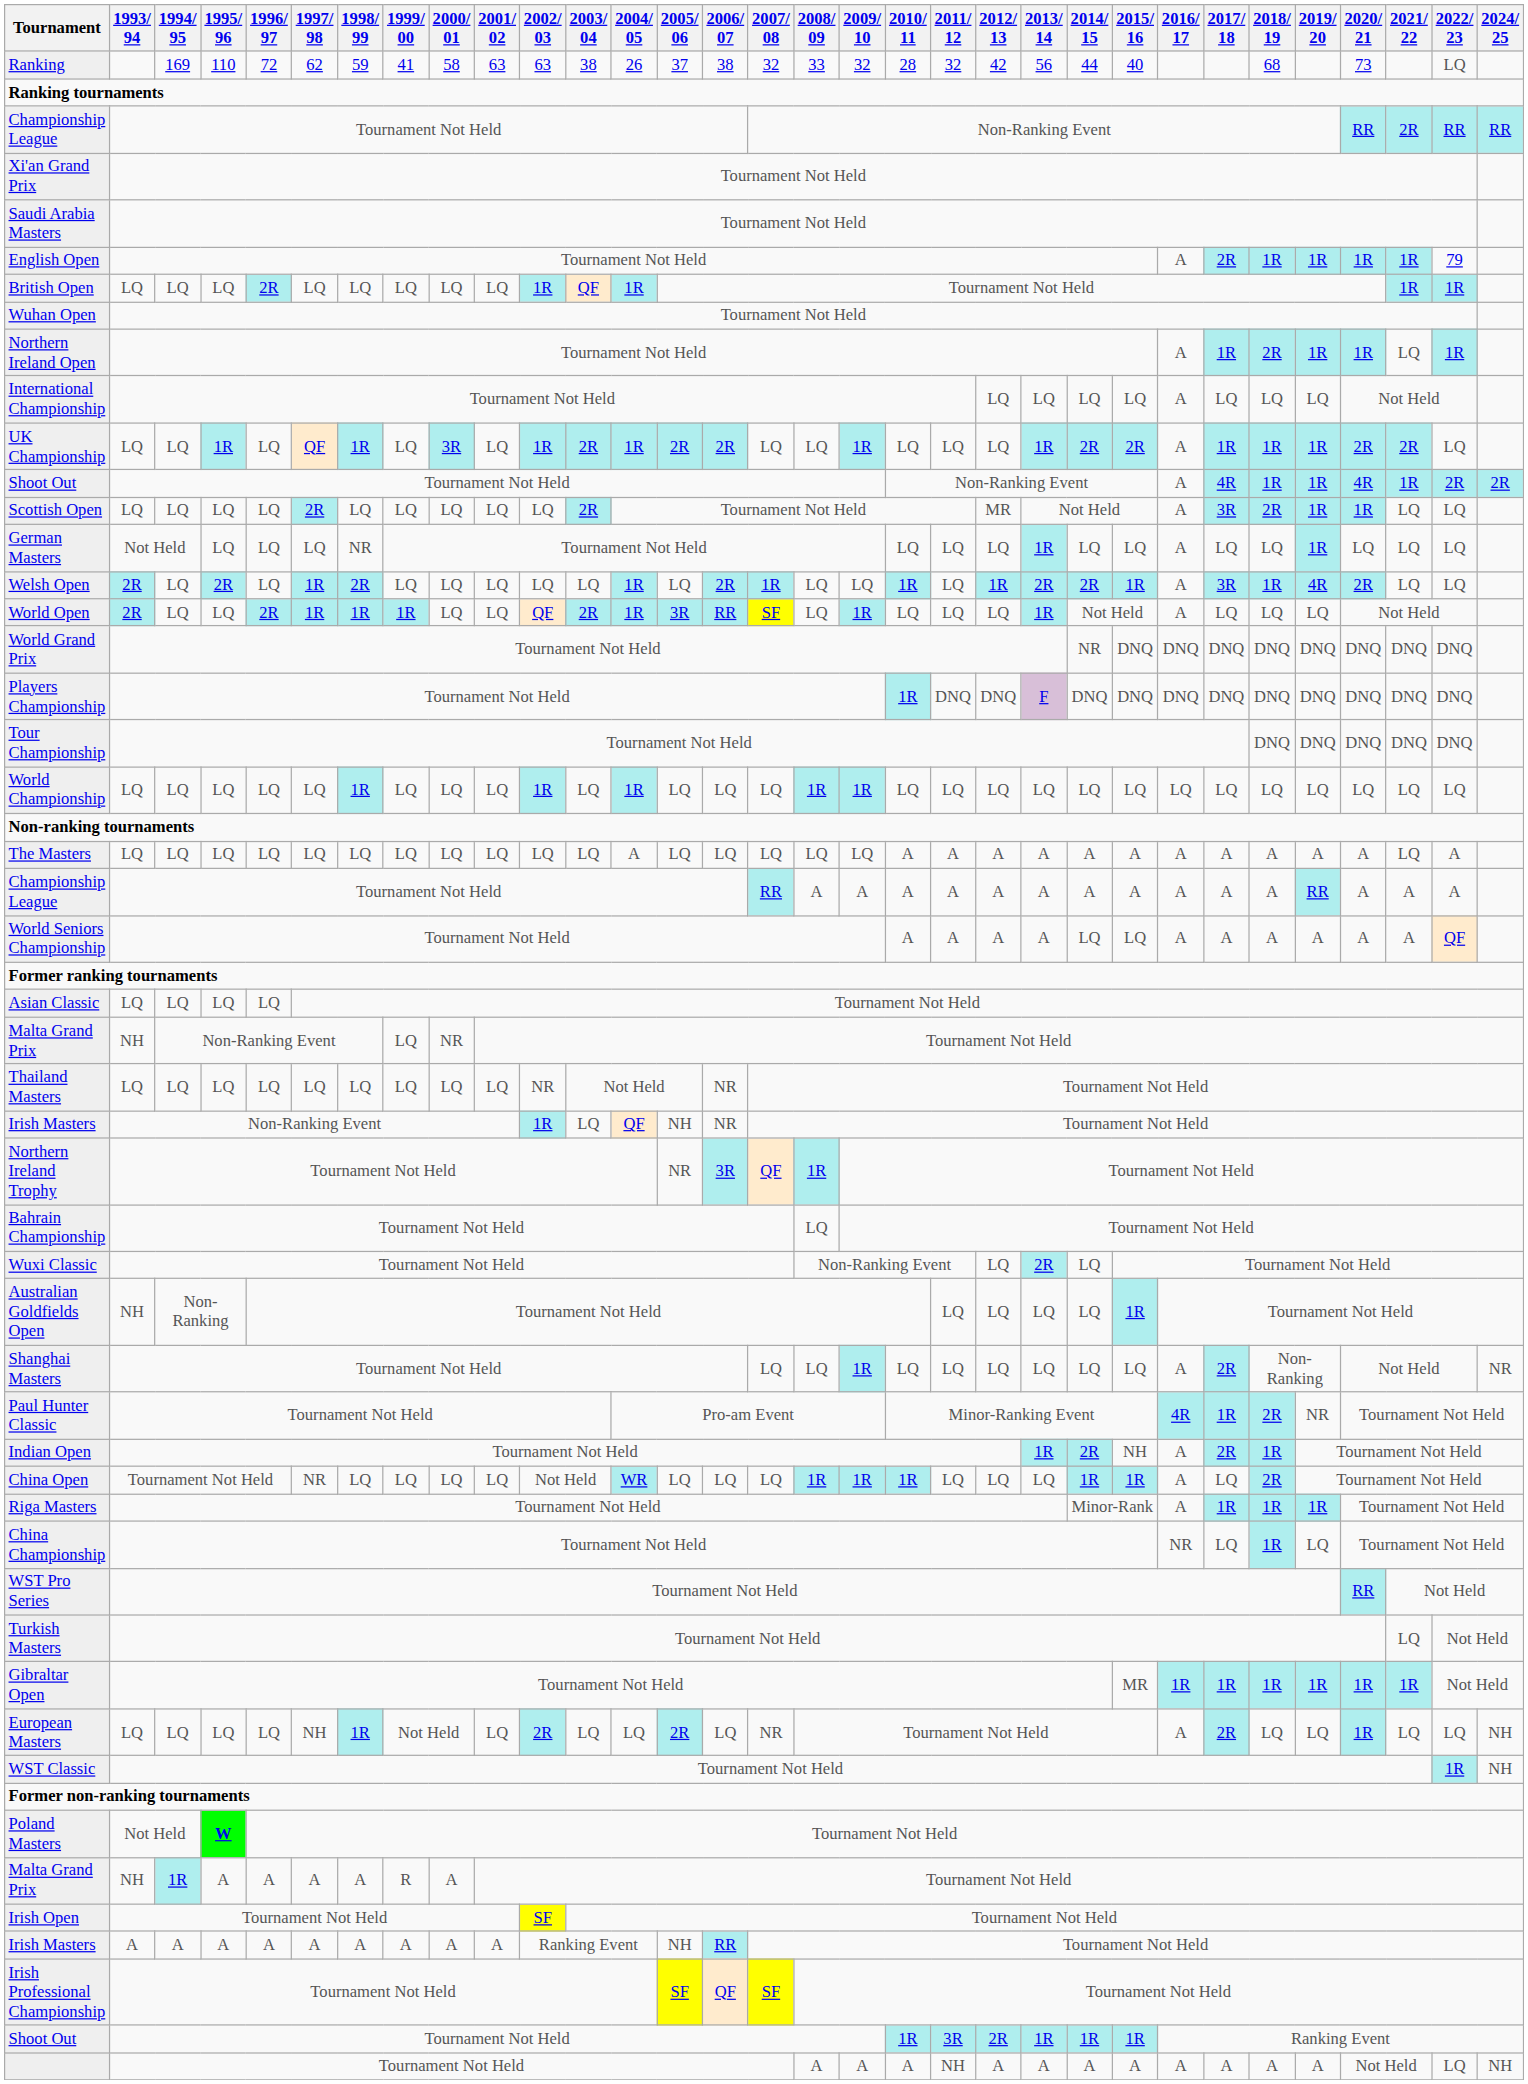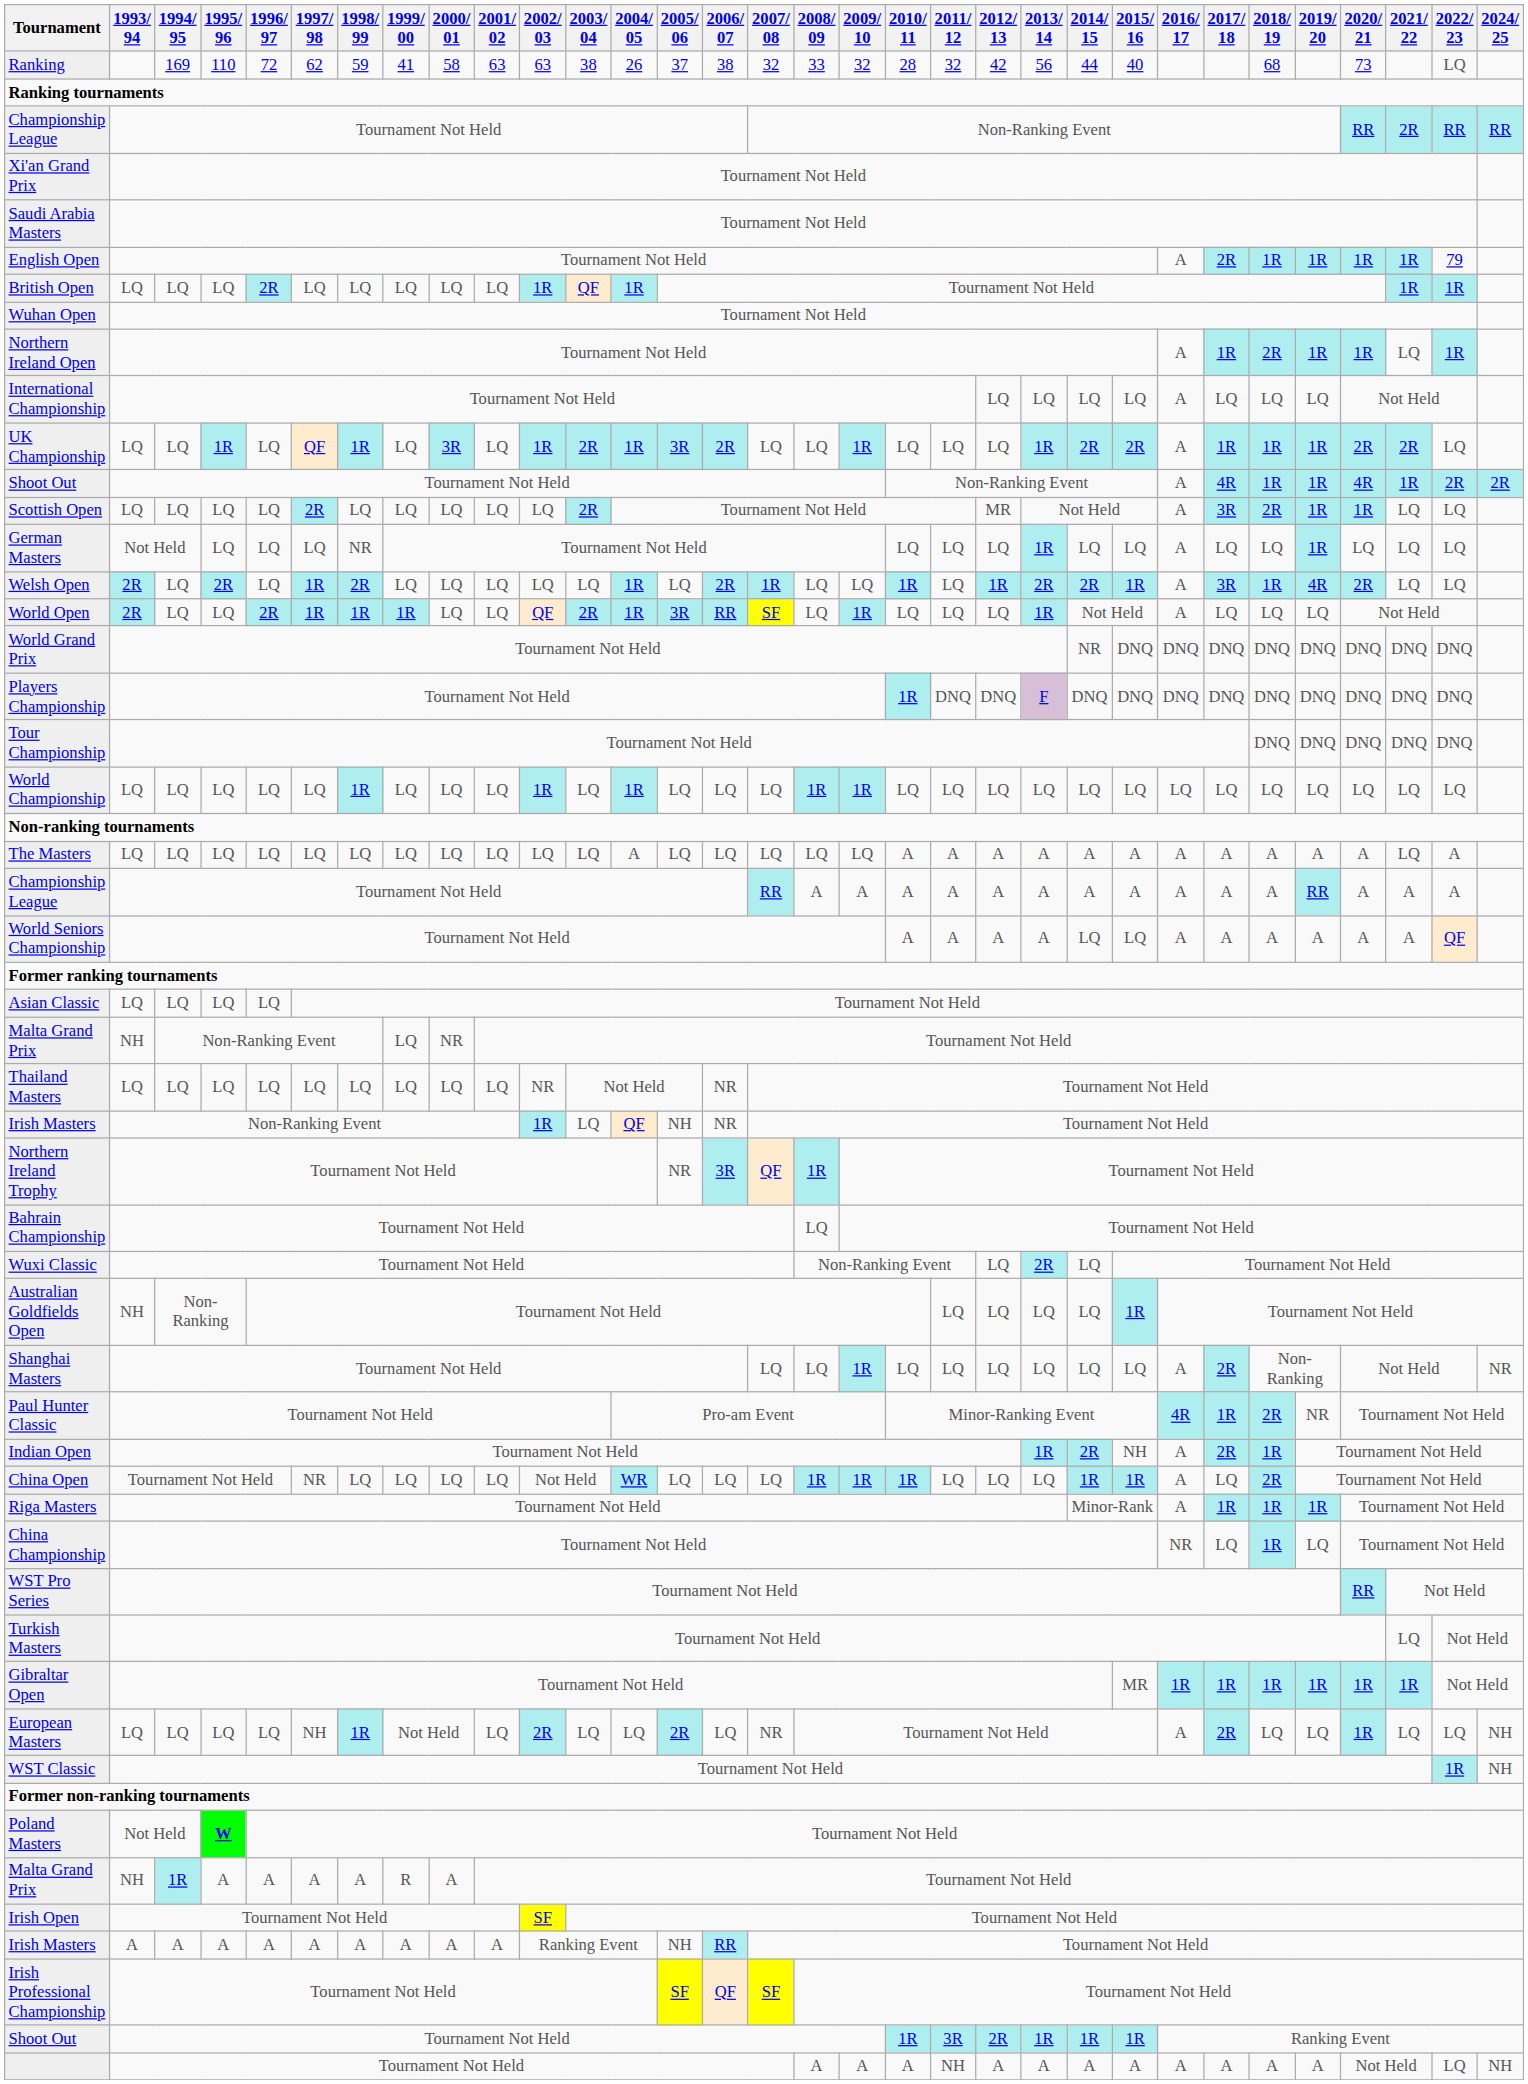(680, 445) 2R -> (680, 445) 3R
